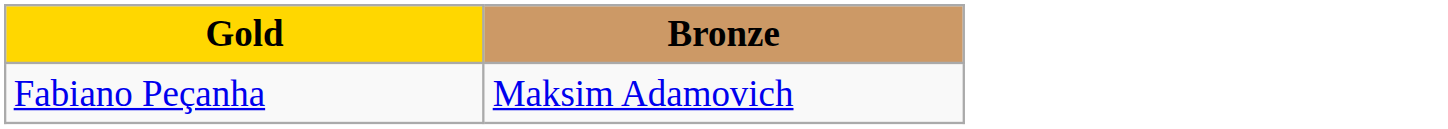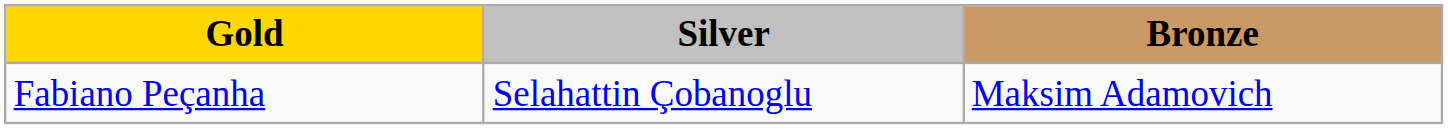+ column: (724, 33)
